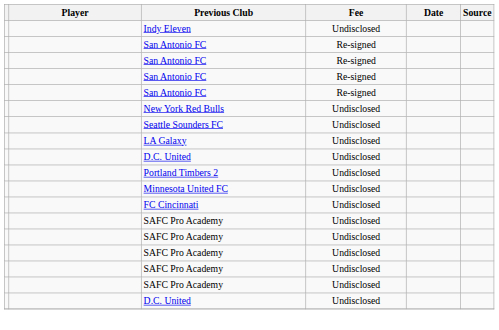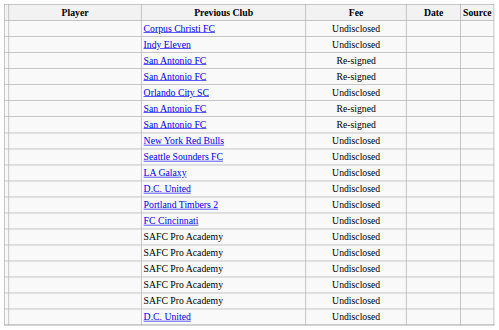+ row: (179, 28)
+ row: (176, 92)
- row: (186, 189)
